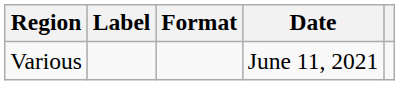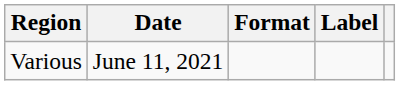columns swapped: (313, 23) <-> (122, 23)
